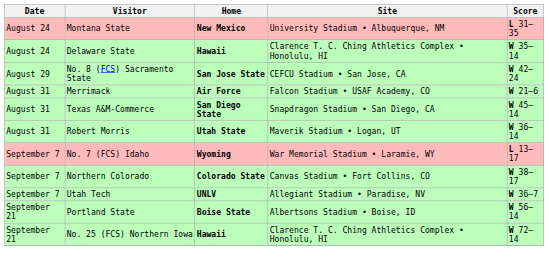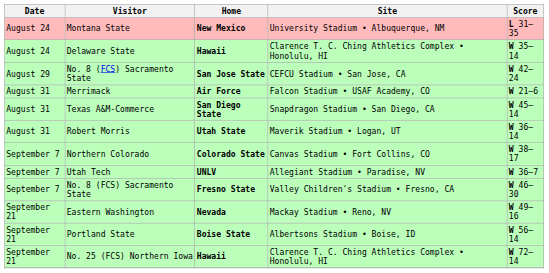- row: (108, 154)
+ row: (120, 190)
+ row: (110, 212)
